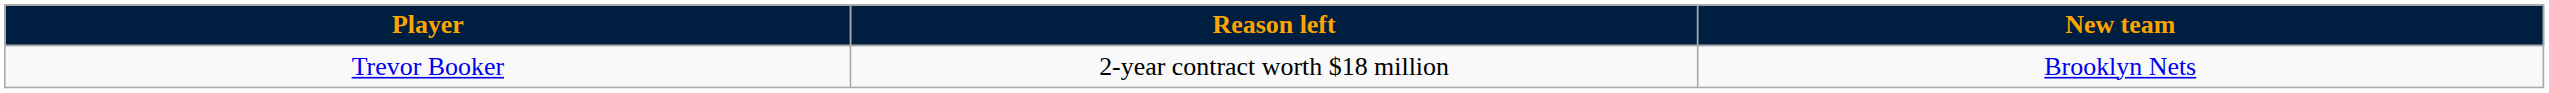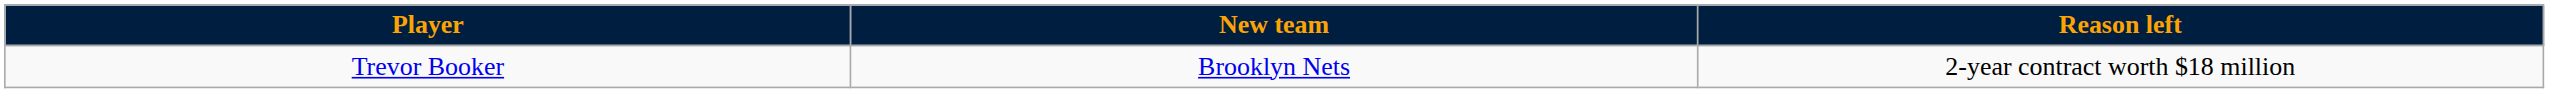columns swapped: (1274, 25) <-> (2120, 25)
